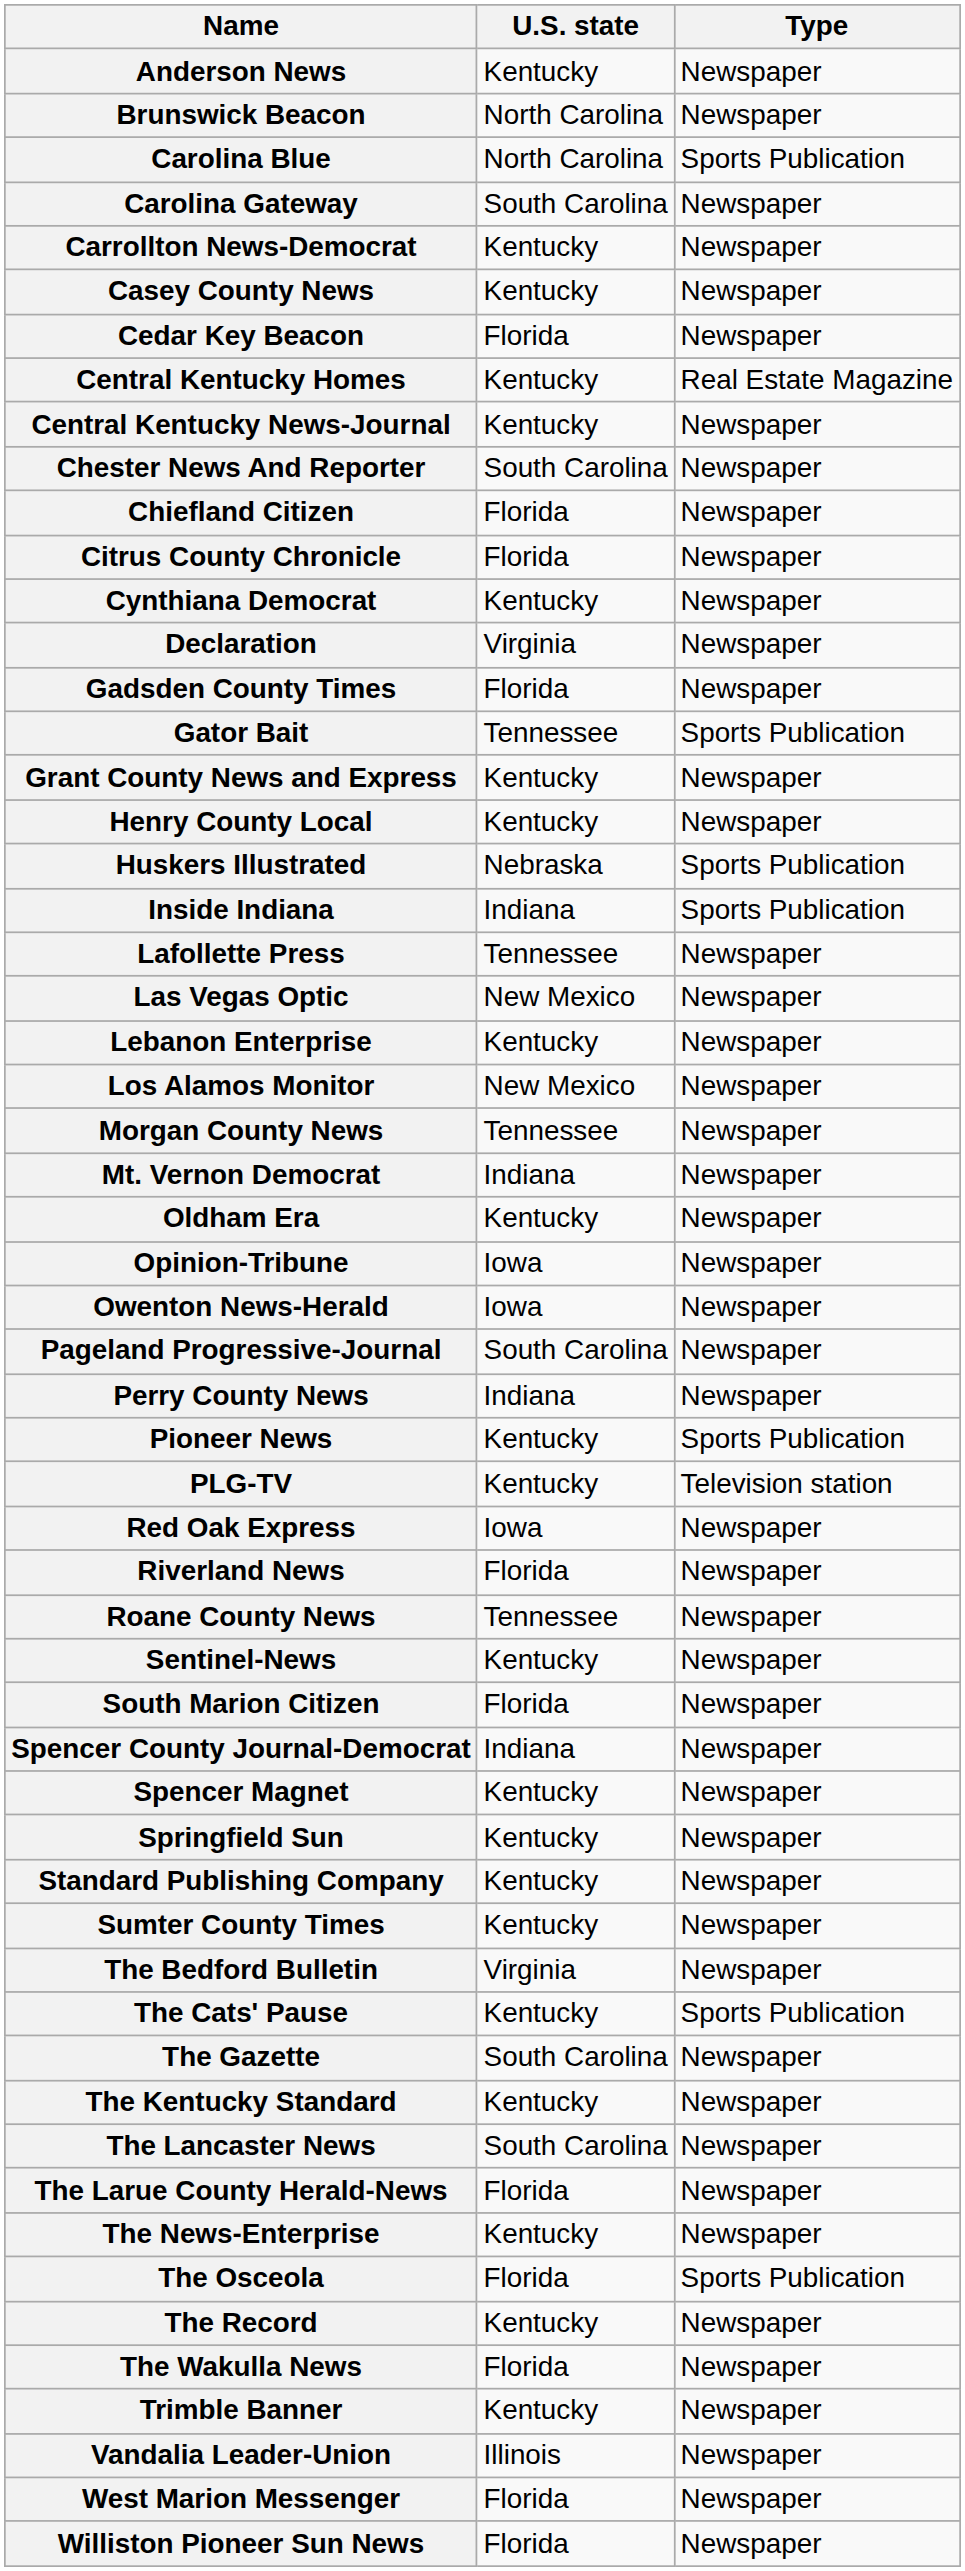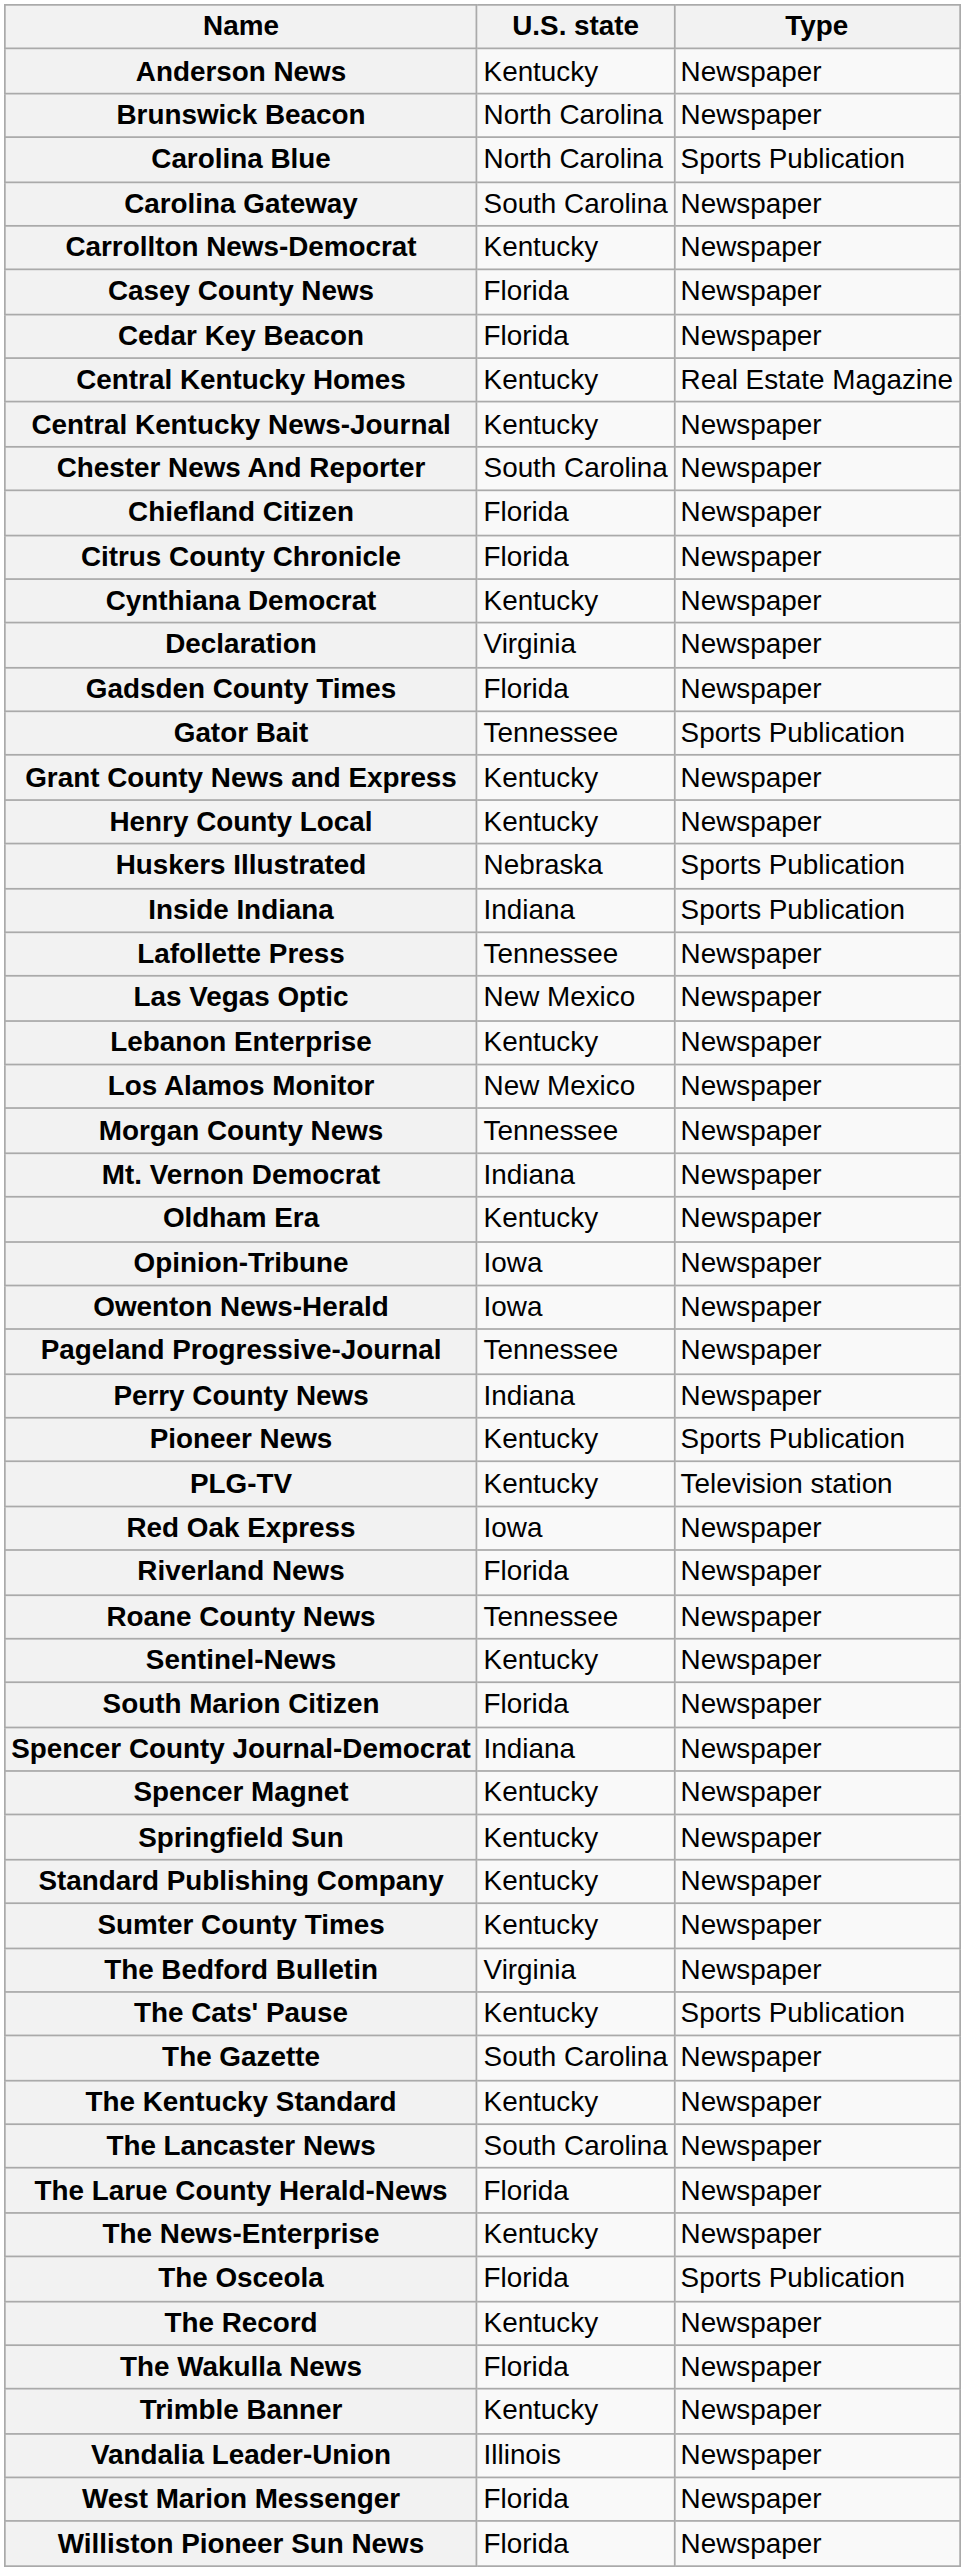(541, 291) Kentucky -> (526, 291) Florida
(576, 1351) South Carolina -> (551, 1351) Tennessee
